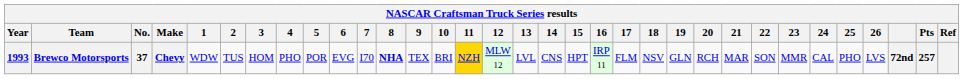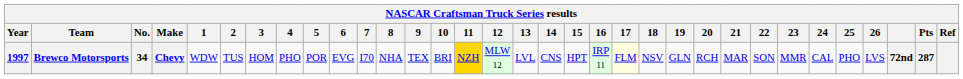(18, 58) 1993 -> (18, 58) 1997
(142, 58) 37 -> (142, 58) 34
(391, 58) bold -> (391, 58) normal
(626, 58) no background -> (626, 58) lightyellow background
(927, 58) 257 -> (926, 58) 287
